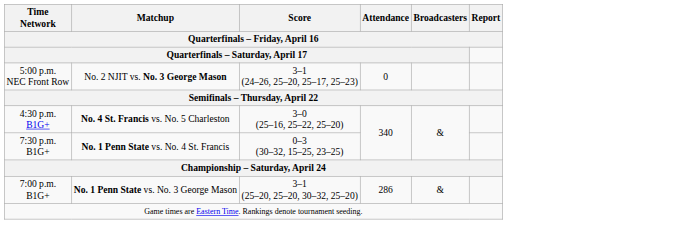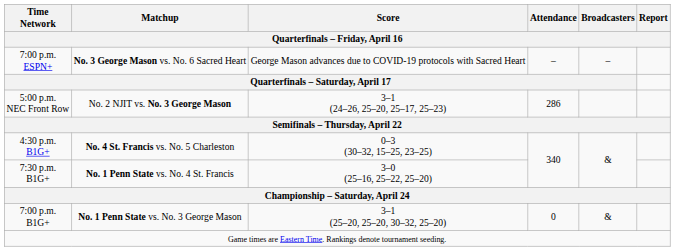+ row: (38, 61)
(386, 76) 0 -> (553, 104) 286
(300, 119) 3–0 (25–16, 25–22, 25–20) -> (388, 147) 0–3 (30–32, 15–25, 23–25)
(300, 147) 0–3 (30–32, 15–25, 23–25) -> (388, 174) 3–0 (25–16, 25–22, 25–20)
(386, 189) 286 -> (553, 217) 0
